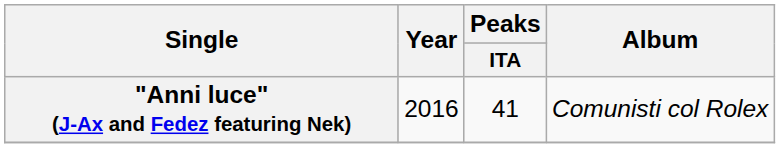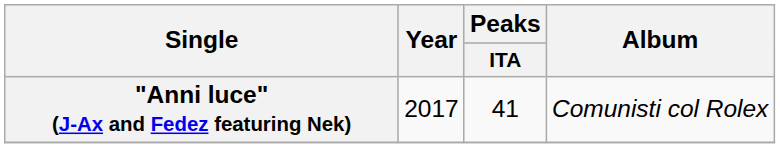(431, 109) 2016 -> (431, 109) 2017
